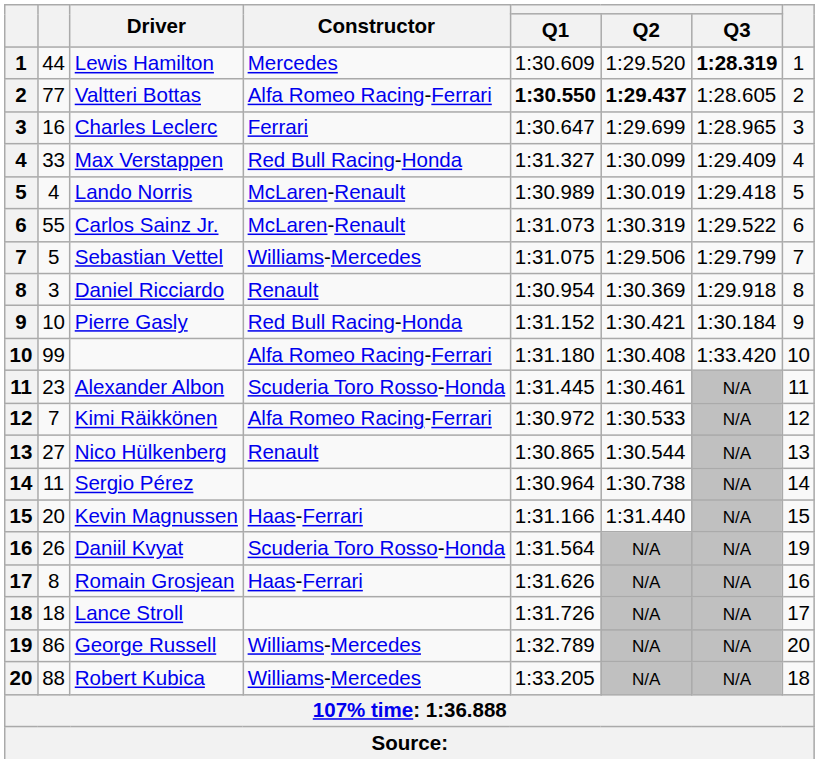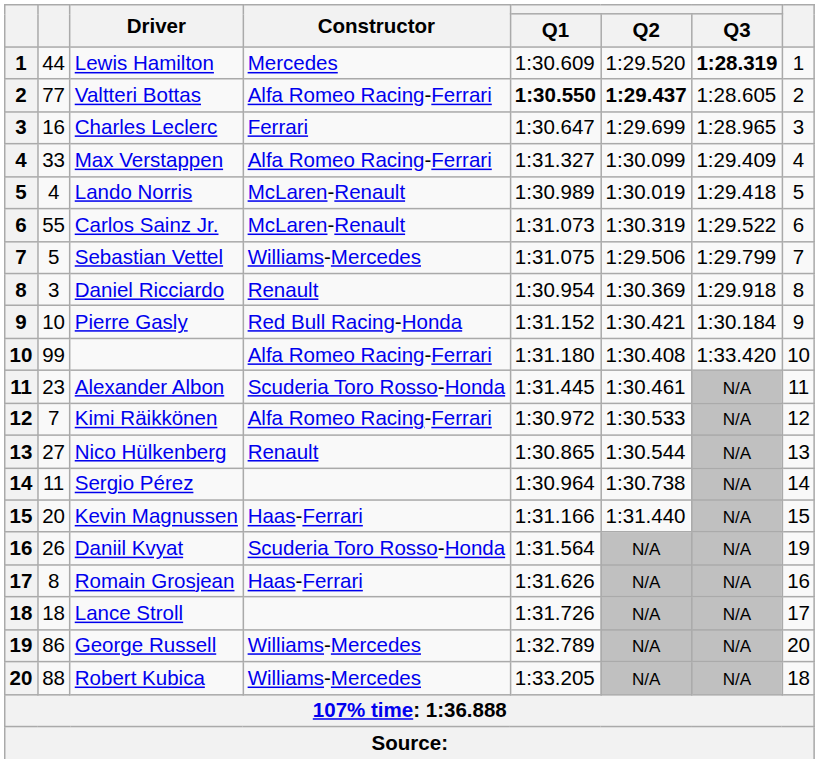(355, 160) Red Bull Racing-Honda -> (370, 160) Alfa Romeo Racing-Ferrari
